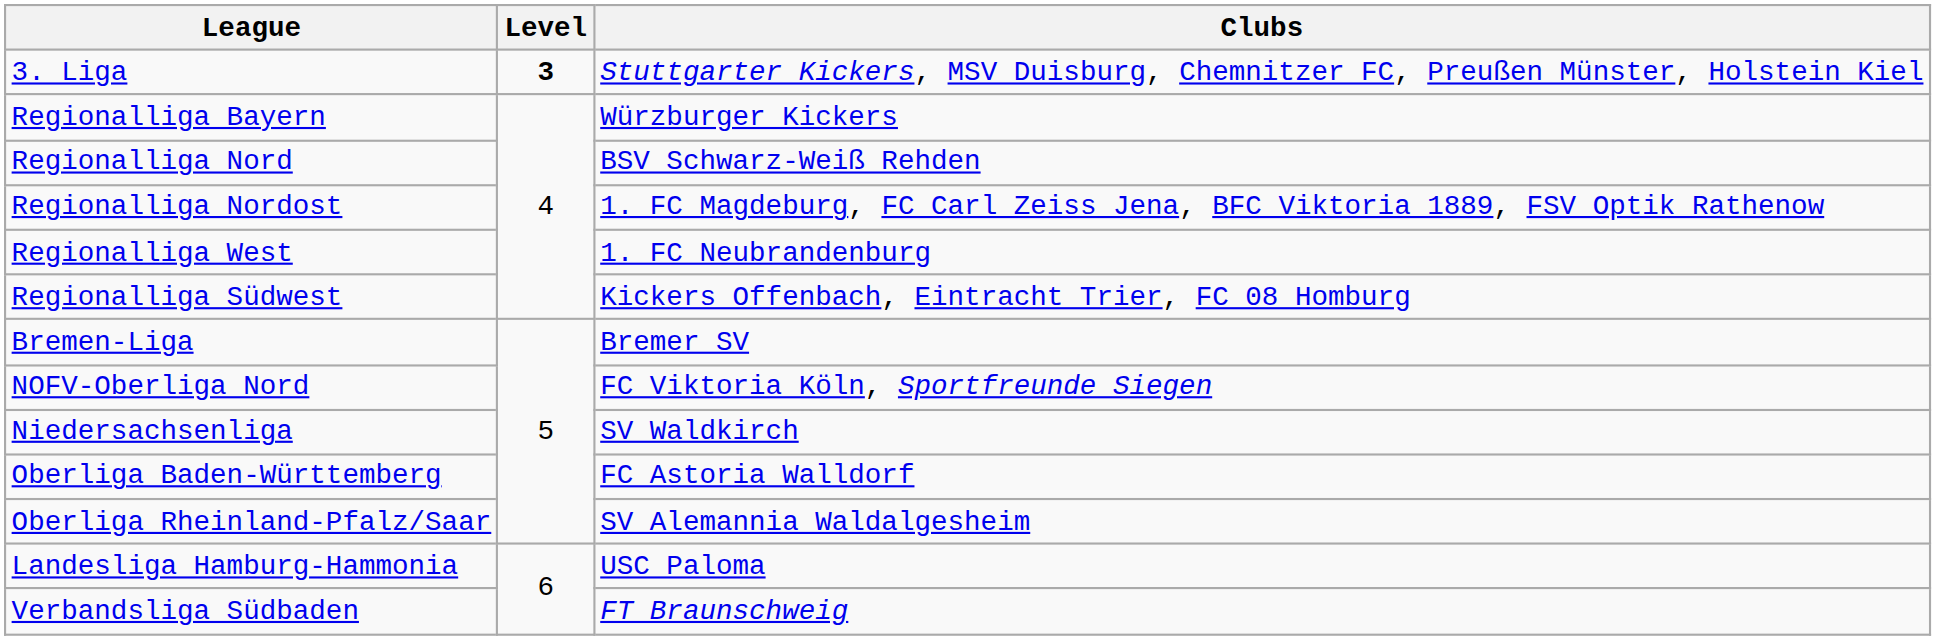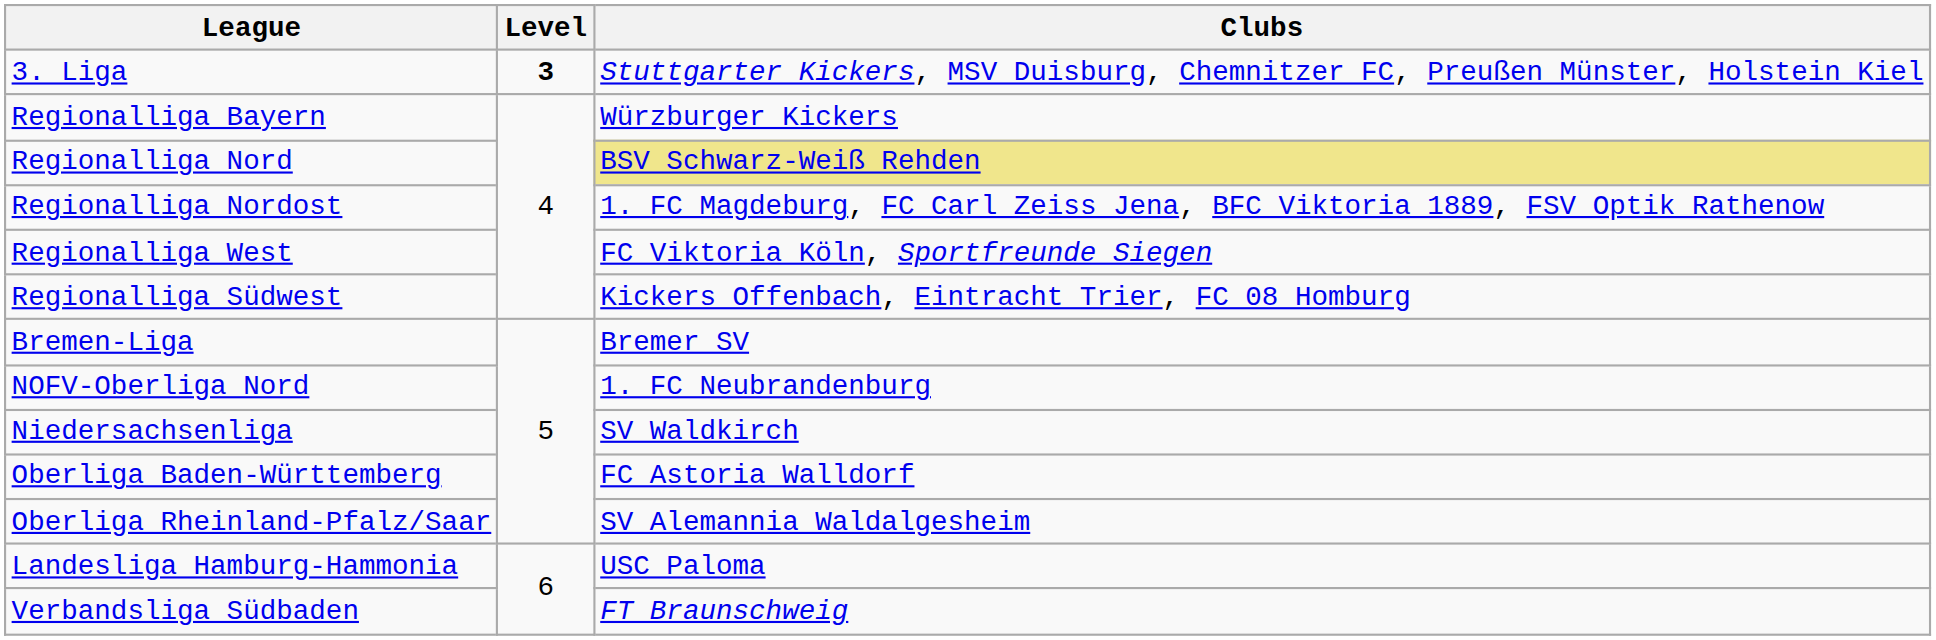(790, 162) no background -> (790, 162) khaki background
(766, 252) 1. FC Neubrandenburg -> (906, 252) FC Viktoria Köln, Sportfreunde Siegen
(906, 387) FC Viktoria Köln, Sportfreunde Siegen -> (766, 387) 1. FC Neubrandenburg
